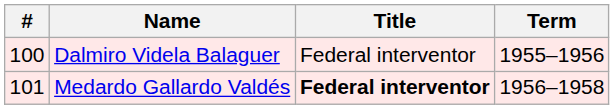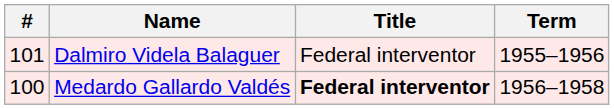(27, 54) 100 -> (27, 54) 101
(27, 87) 101 -> (27, 87) 100
